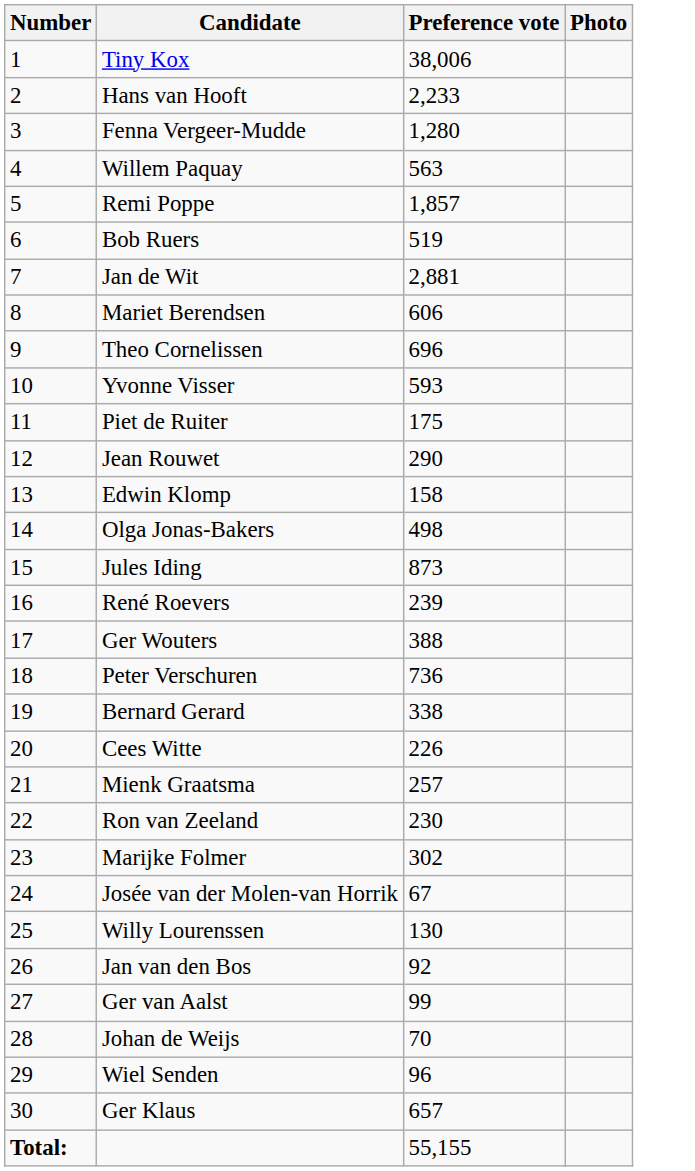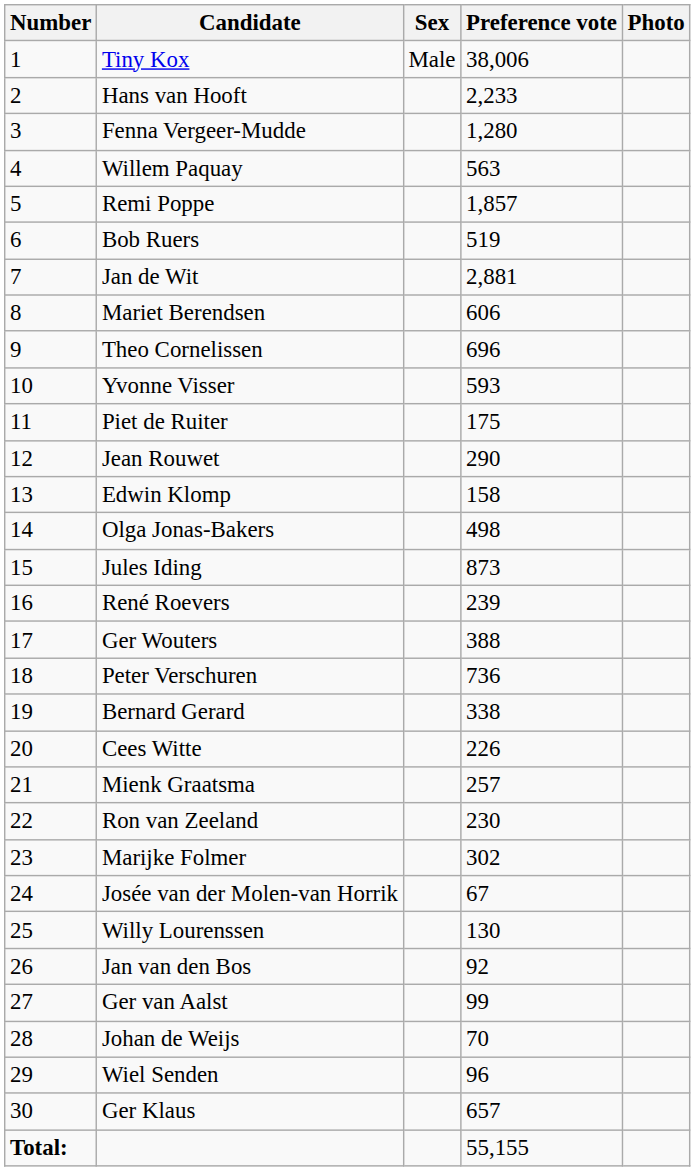+ column: (432, 22)
